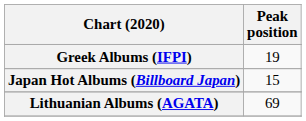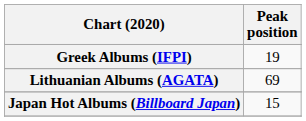rows swapped: (124, 80) <-> (124, 103)
